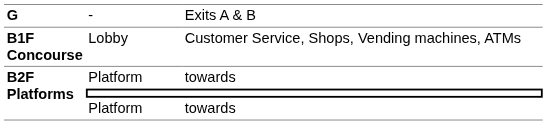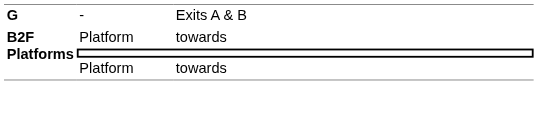- row: (108, 38)
